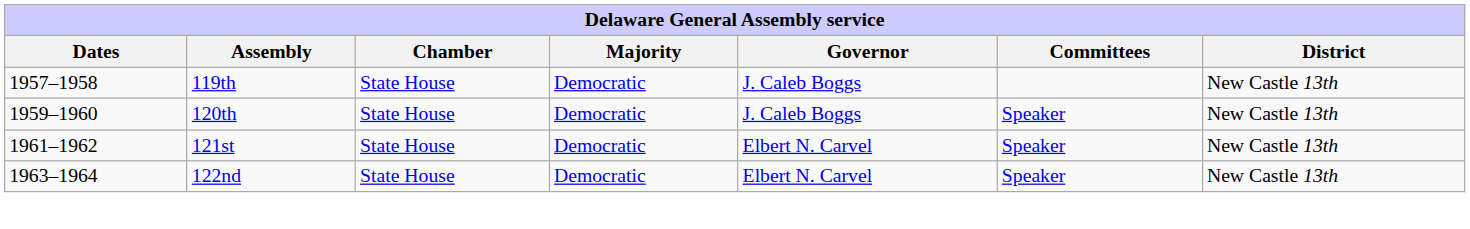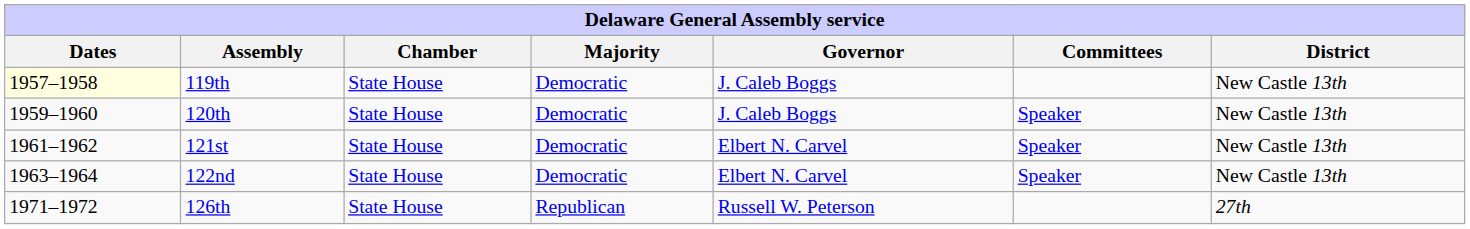(53, 82) no background -> (53, 82) lightyellow background
+ row: (208, 207)
